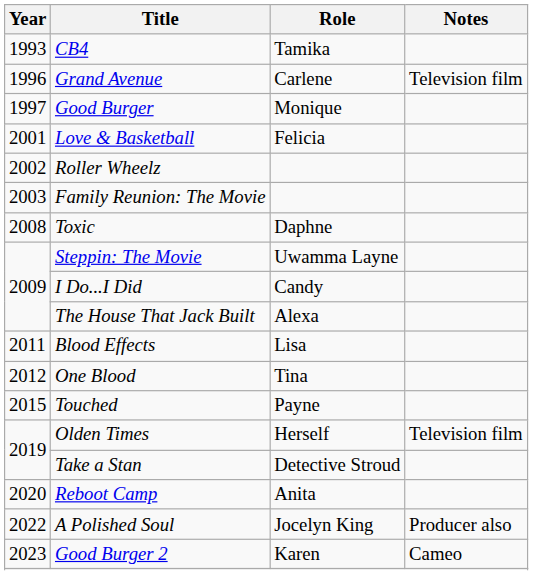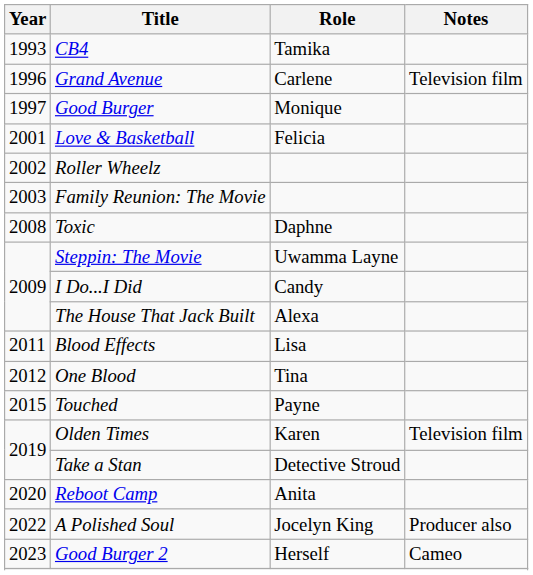(302, 434) Herself -> (297, 434) Karen
(297, 553) Karen -> (302, 553) Herself
